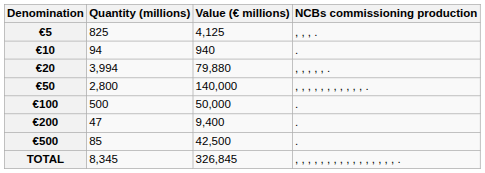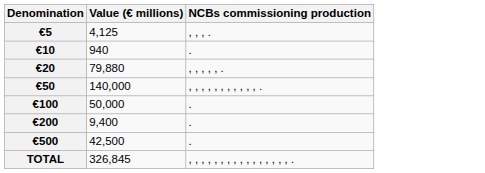- column: (140, 13)
